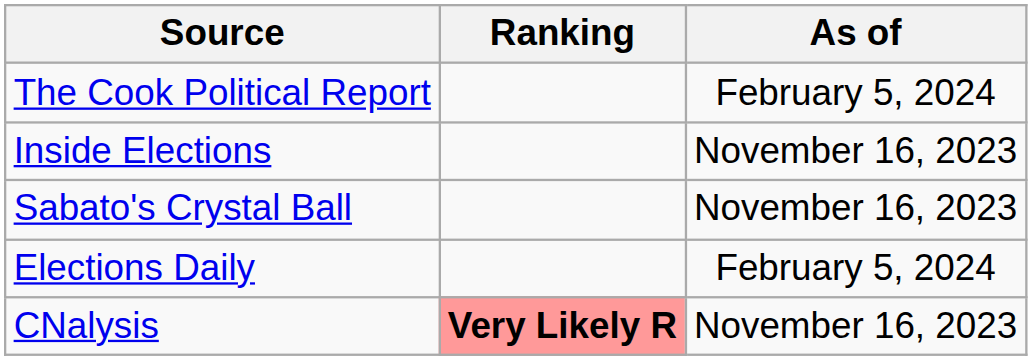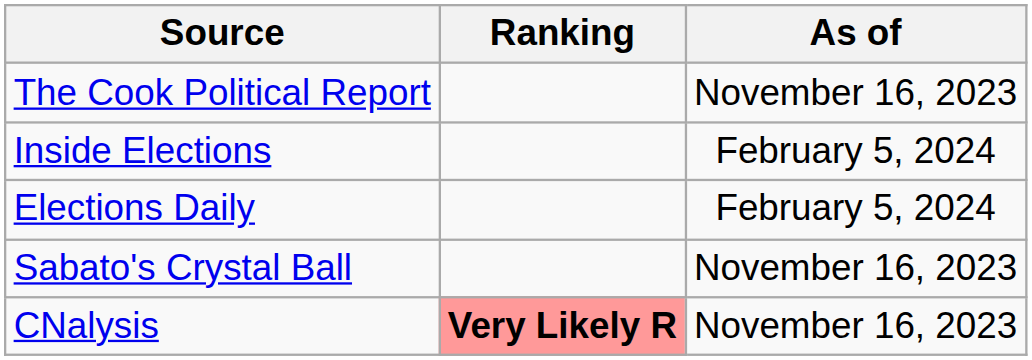(856, 92) February 5, 2024 -> (856, 92) November 16, 2023
(856, 150) November 16, 2023 -> (856, 150) February 5, 2024
rows swapped: (183, 208) <-> (134, 267)
